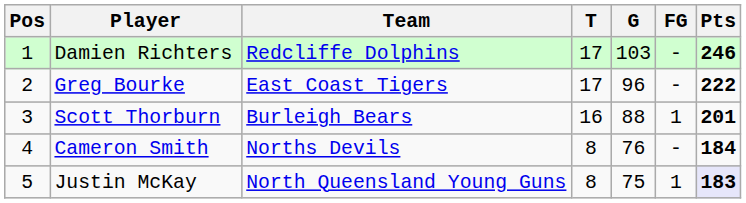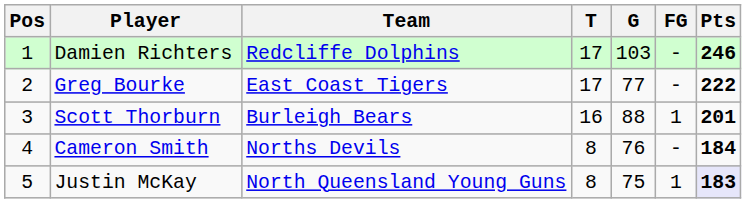(633, 85) 96 -> (633, 85) 77
